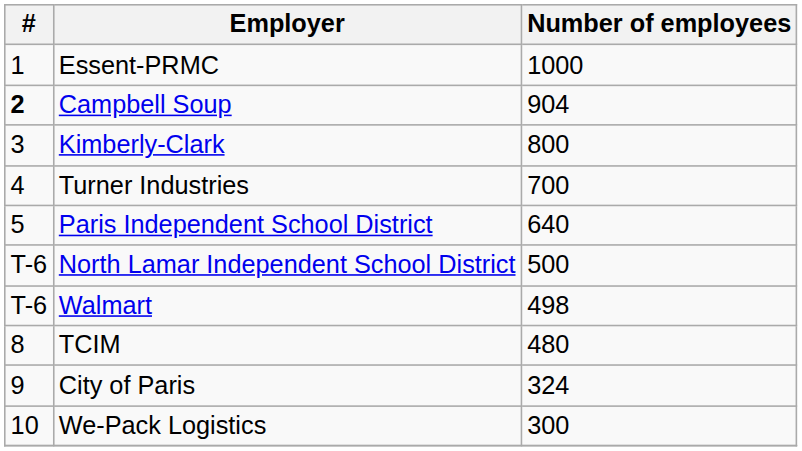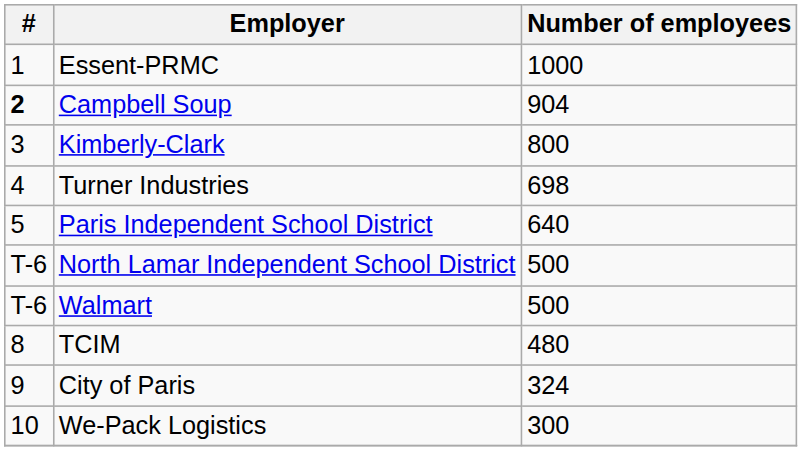(548, 184) 700 -> (548, 184) 698
(548, 305) 498 -> (548, 305) 500
